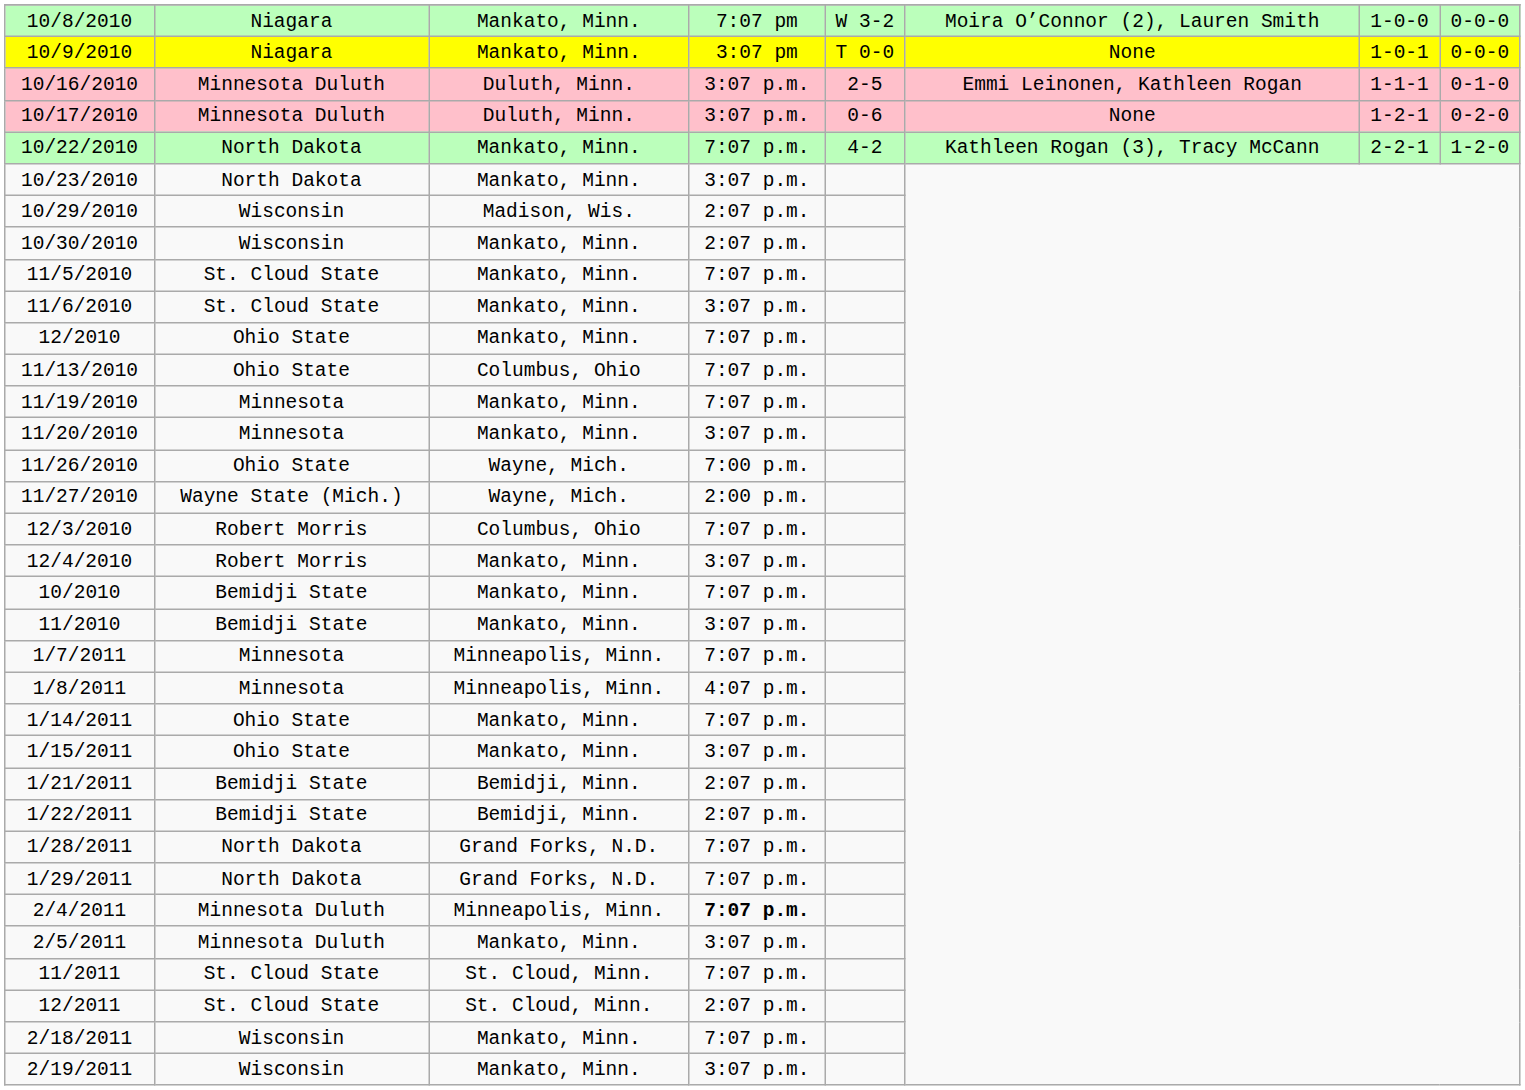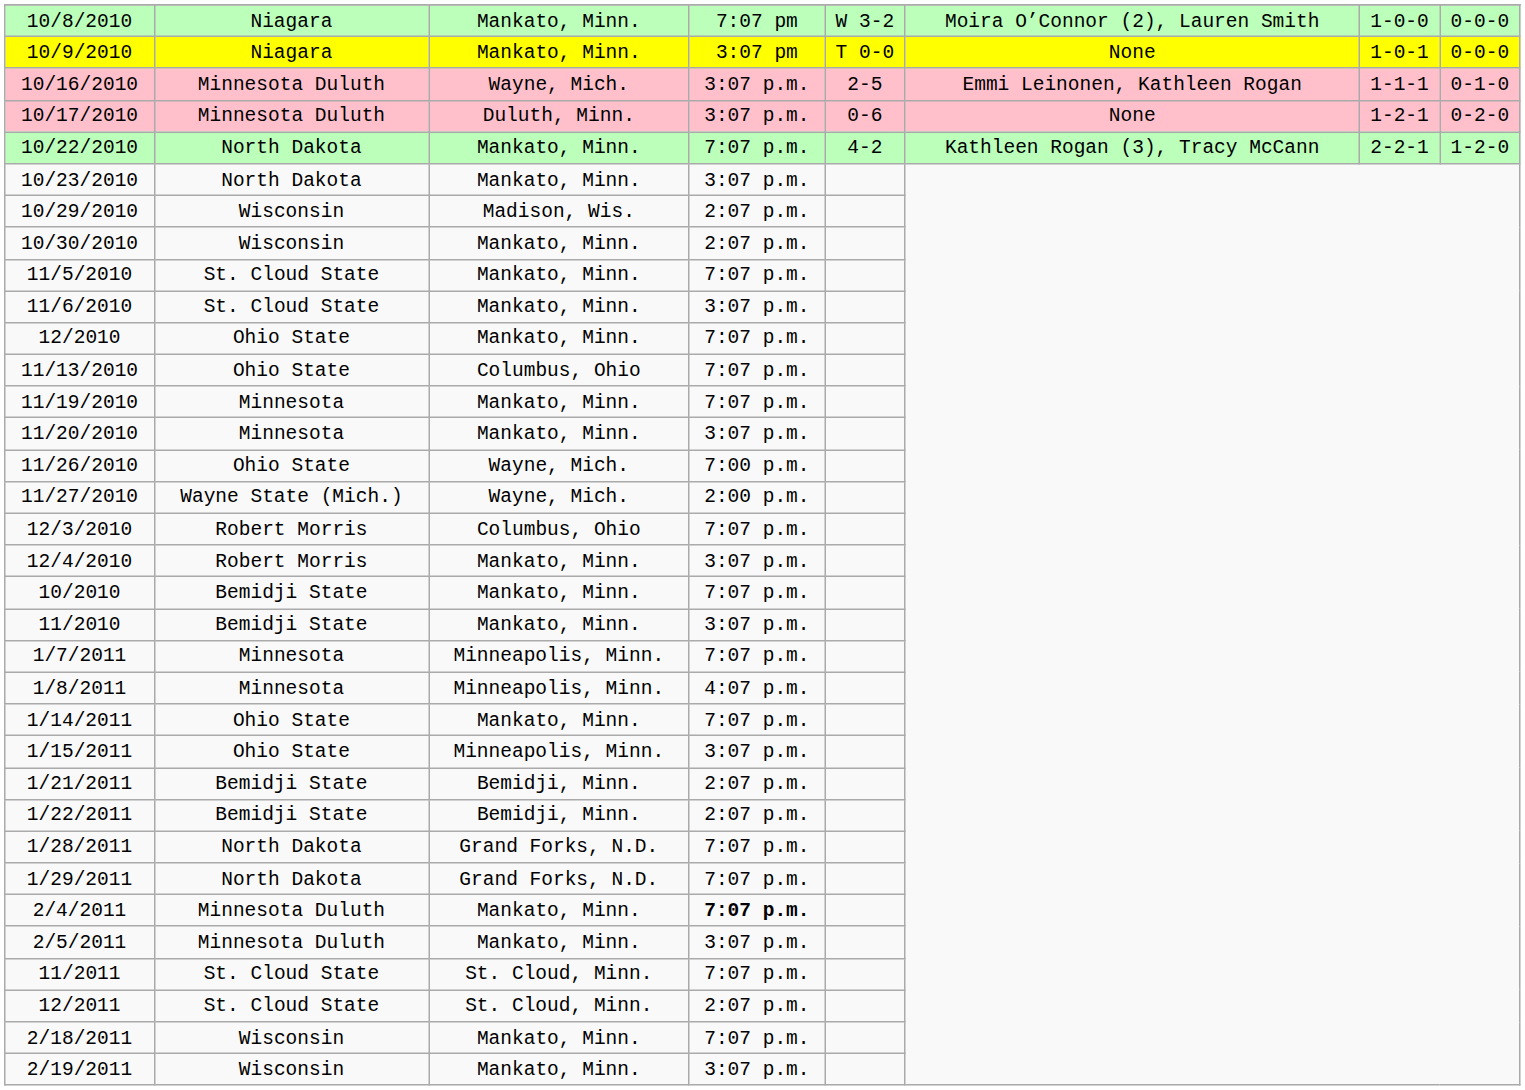(559, 84) Duluth, Minn. -> (559, 84) Wayne, Mich.
(559, 752) Mankato, Minn. -> (559, 752) Minneapolis, Minn.
(559, 911) Minneapolis, Minn. -> (559, 911) Mankato, Minn.
